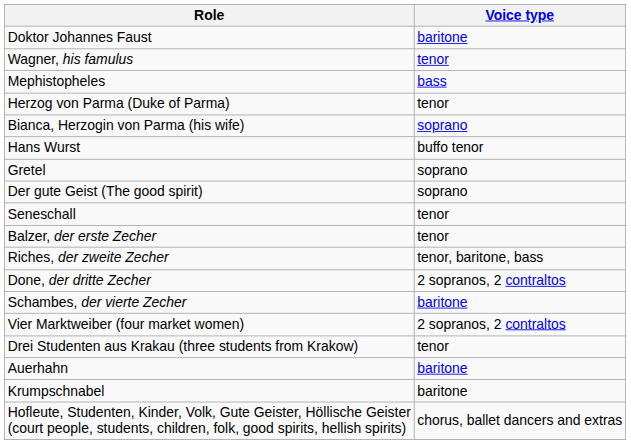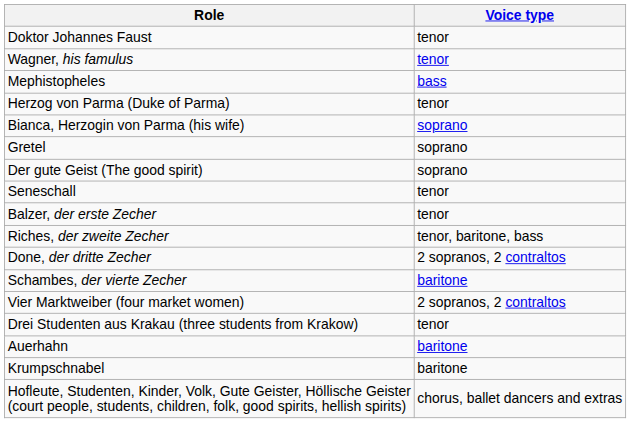(442, 37) baritone -> (433, 37) tenor
- row: (44, 147)
